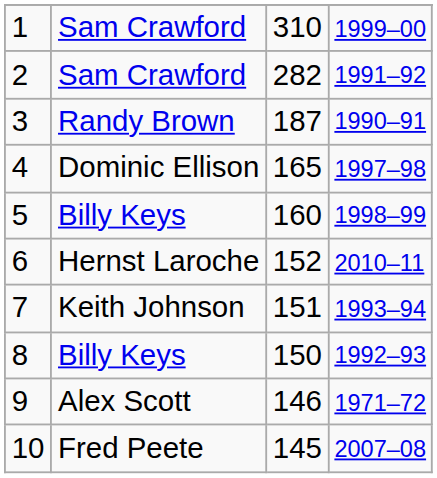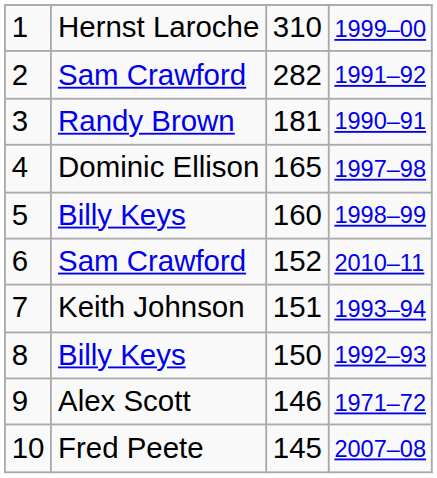(152, 27) Sam Crawford -> (159, 27) Hernst Laroche
(297, 121) 187 -> (297, 121) 181
(159, 261) Hernst Laroche -> (152, 261) Sam Crawford
